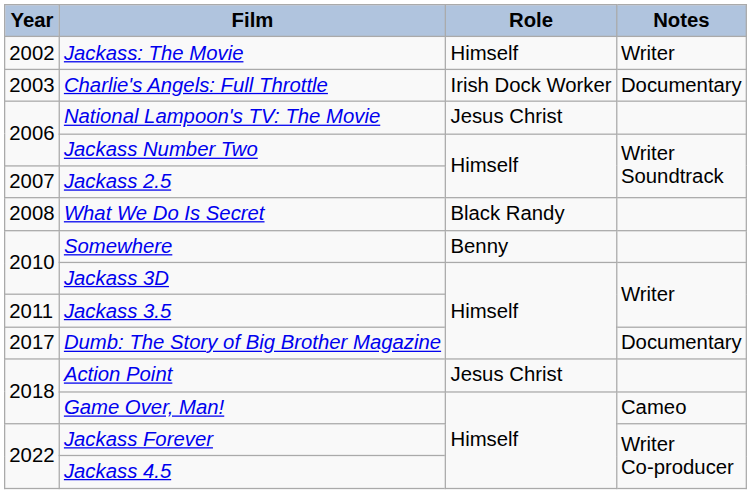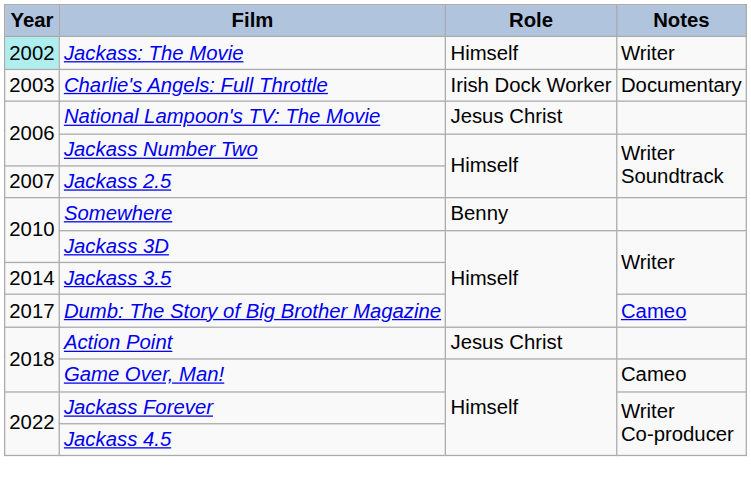(32, 52) no background -> (32, 52) paleturquoise background
- row: (164, 213)
(31, 310) 2011 -> (32, 278) 2014
(681, 342) Documentary -> (654, 310) Cameo
